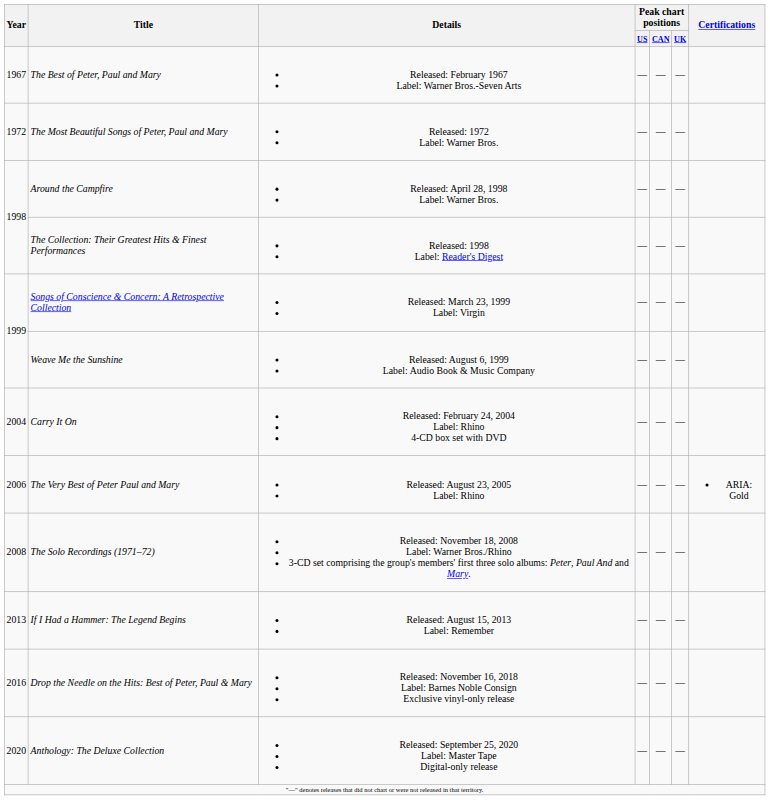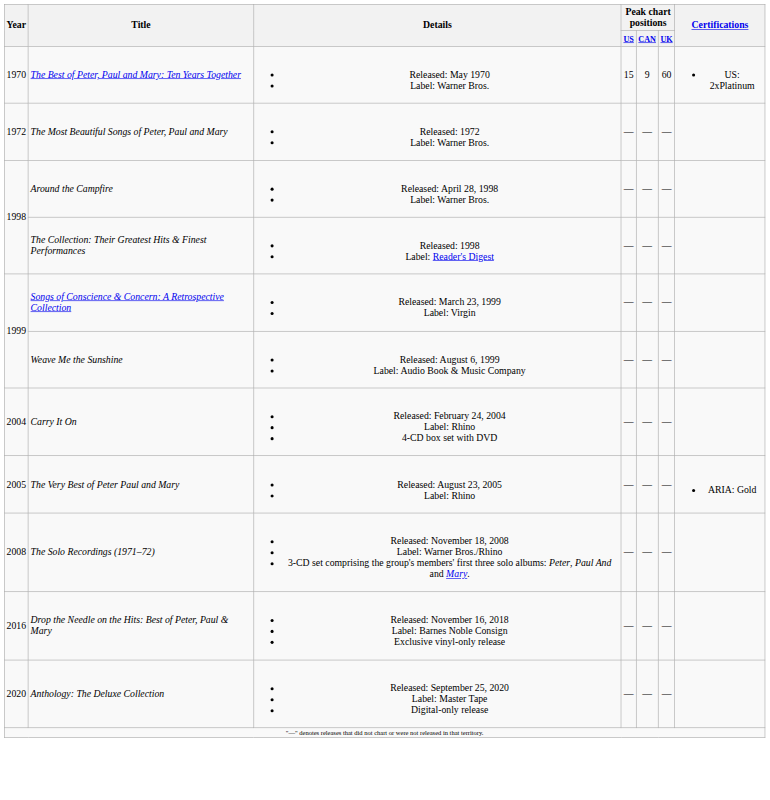- row: (96, 74)
+ row: (136, 74)
(16, 484) 2006 -> (16, 484) 2005
- row: (108, 620)
